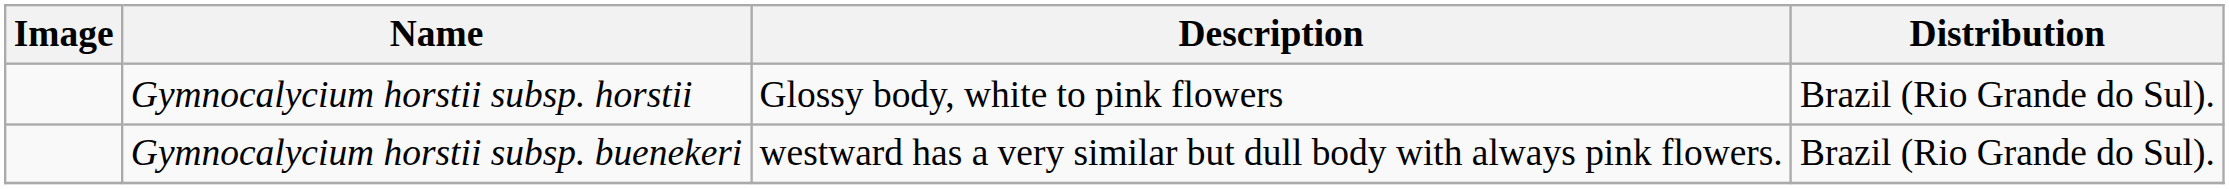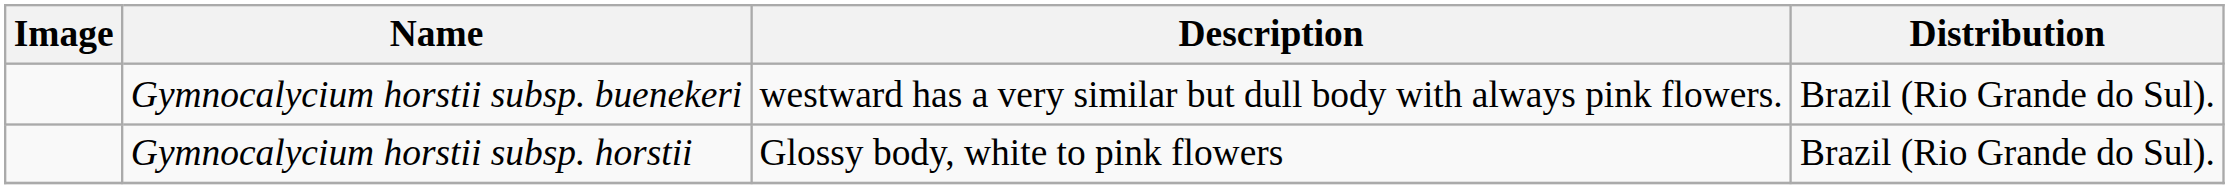rows swapped: (437, 152) <-> (412, 93)
